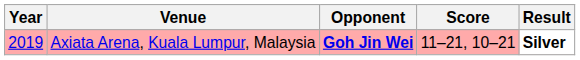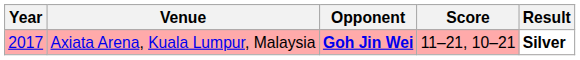(26, 42) 2019 -> (26, 42) 2017
